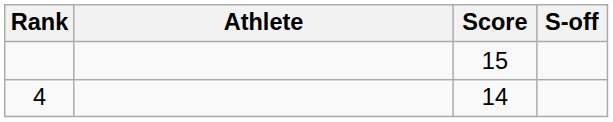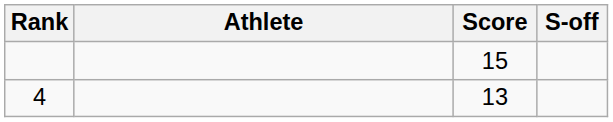(495, 97) 14 -> (495, 97) 13
